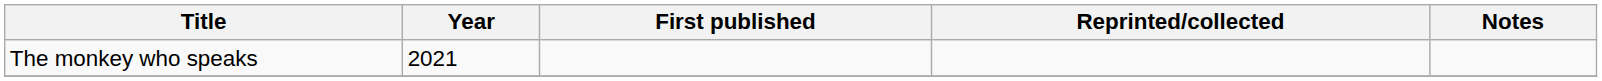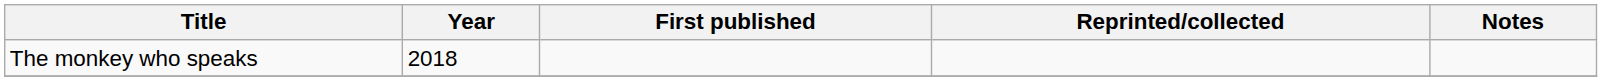(433, 57) 2021 -> (433, 57) 2018
